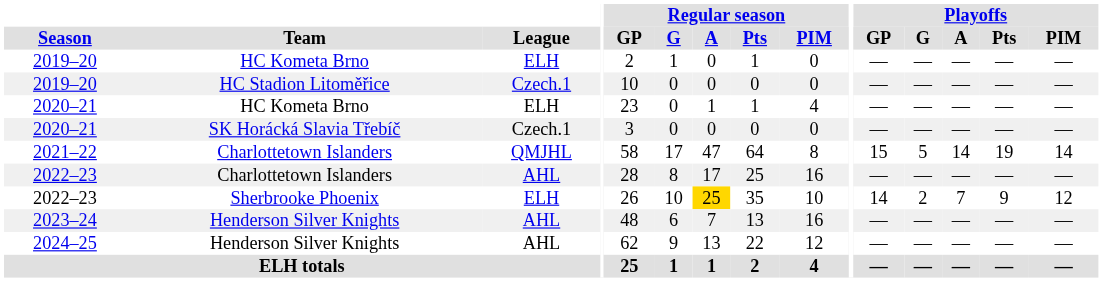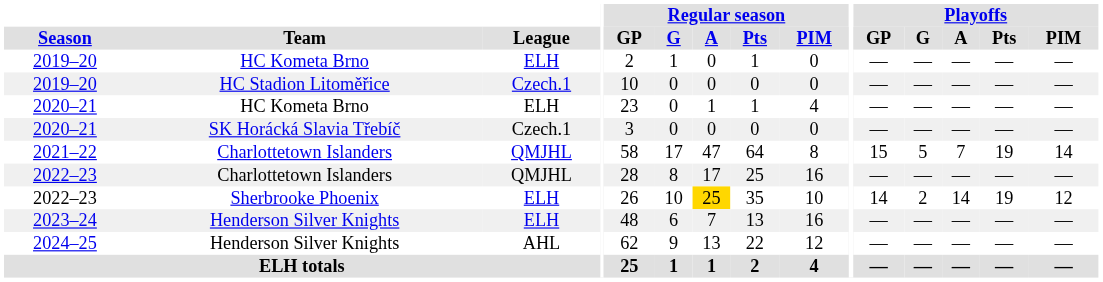(961, 152) 14 -> (961, 152) 7
(542, 174) AHL -> (541, 174) QMJHL
(961, 197) 7 -> (961, 197) 14
(1004, 197) 9 -> (1004, 197) 19
(542, 220) AHL -> (542, 220) ELH
